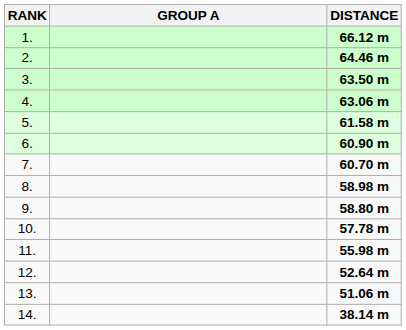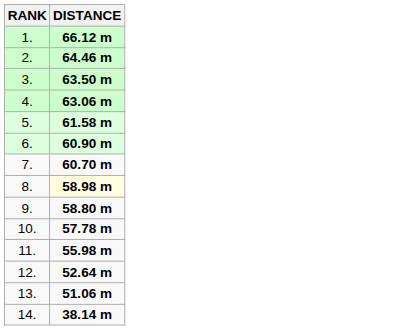- column: (188, 16)
(364, 187) no background -> (87, 187) lightyellow background
